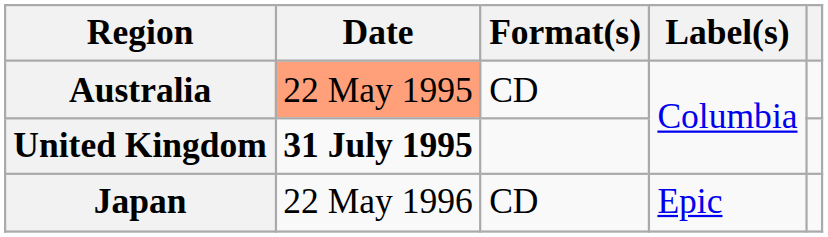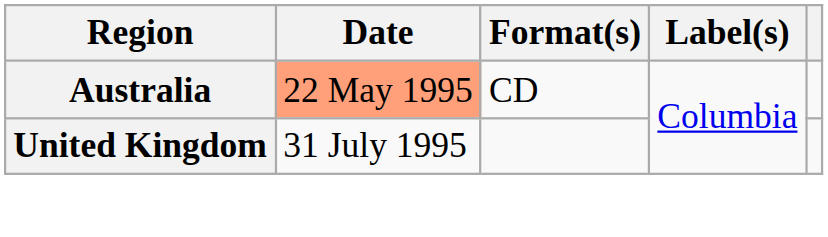(378, 145) bold -> (375, 145) normal
- row: (140, 201)
